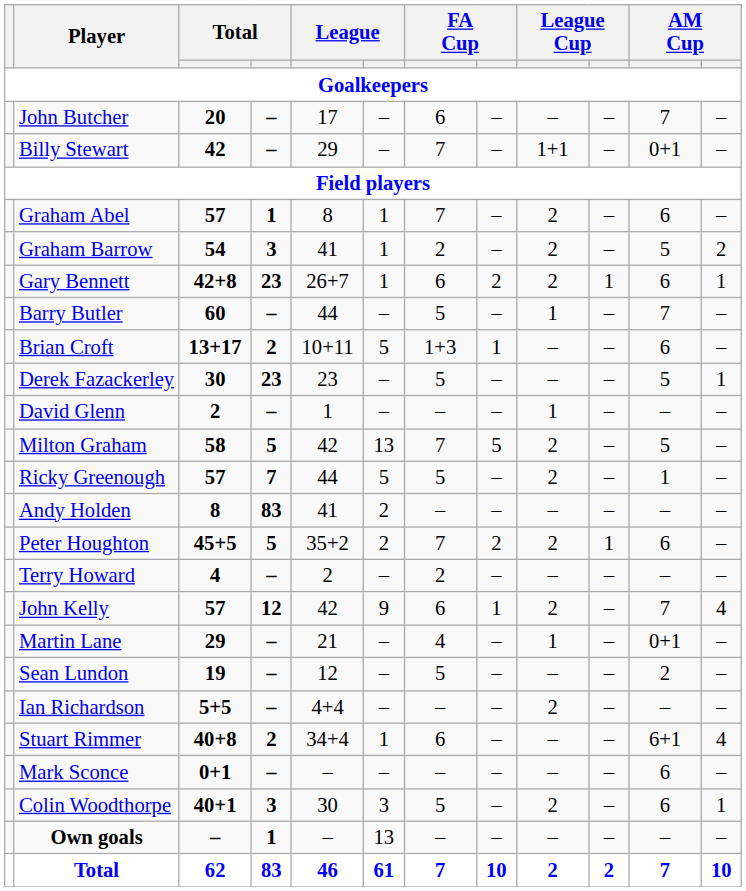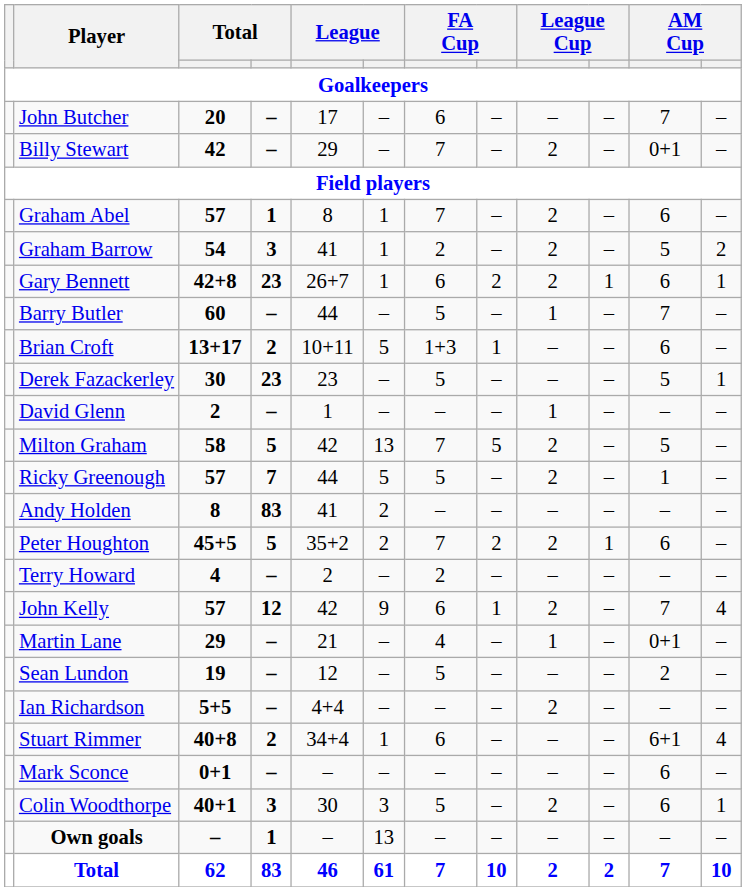(553, 150) 1+1 -> (553, 150) 2
